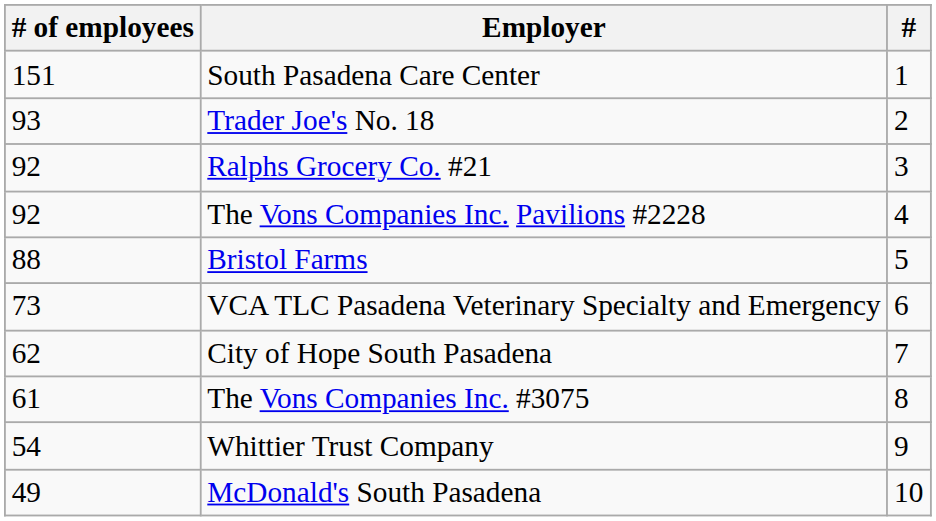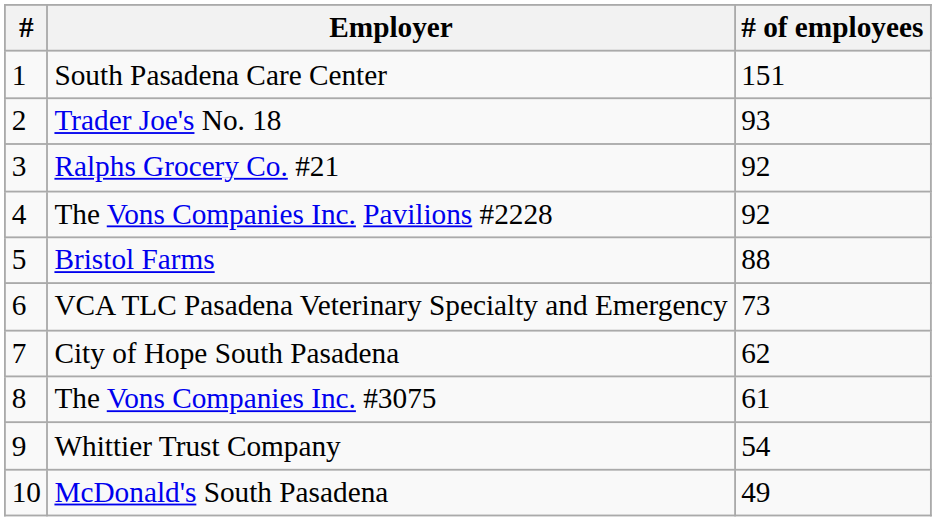columns swapped: (909, 27) <-> (103, 27)
